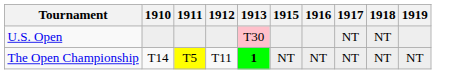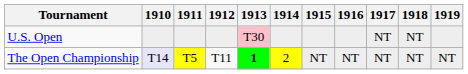+ column: (286, 15)
(158, 58) no background -> (158, 58) lavender background
